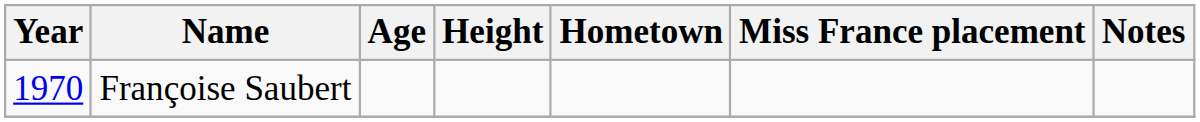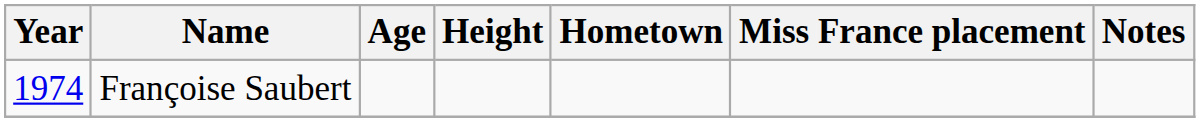(48, 87) 1970 -> (48, 87) 1974
